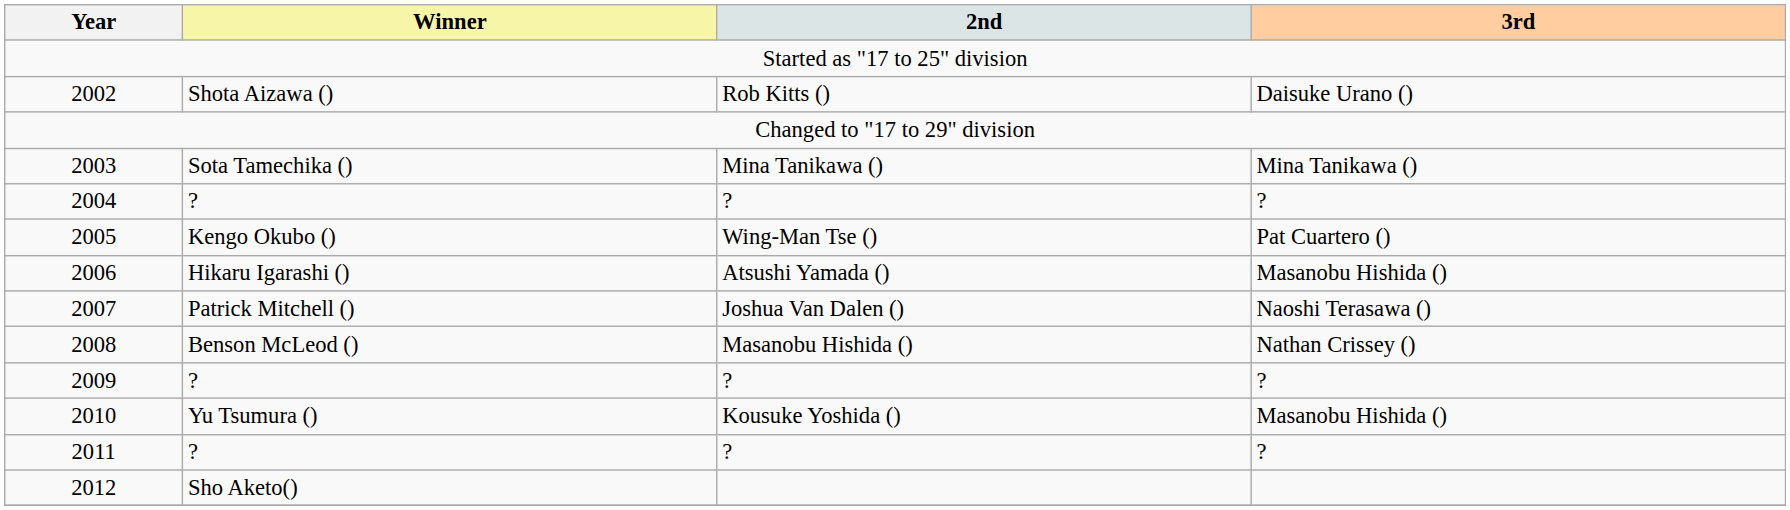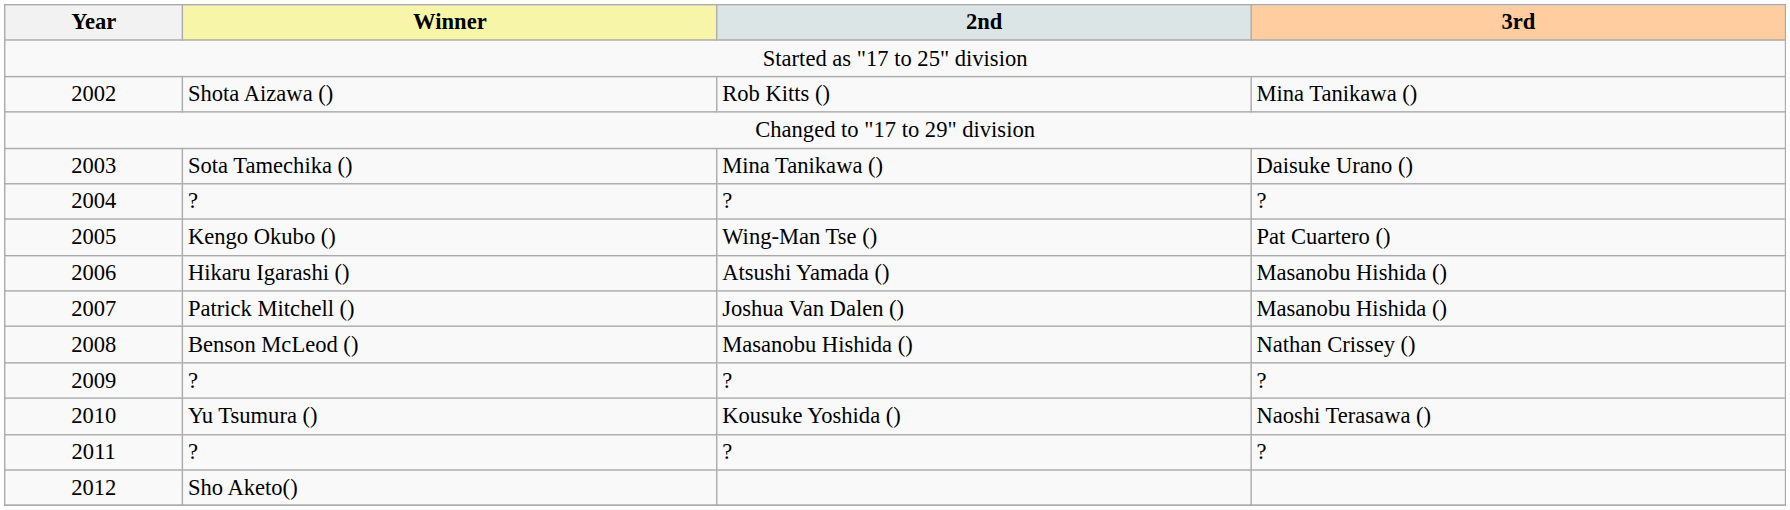(1335, 93) Daisuke Urano () -> (1337, 93) Mina Tanikawa ()
(1337, 165) Mina Tanikawa () -> (1335, 165) Daisuke Urano ()
(1344, 308) Naoshi Terasawa () -> (1352, 308) Masanobu Hishida ()
(1352, 415) Masanobu Hishida () -> (1344, 415) Naoshi Terasawa ()
